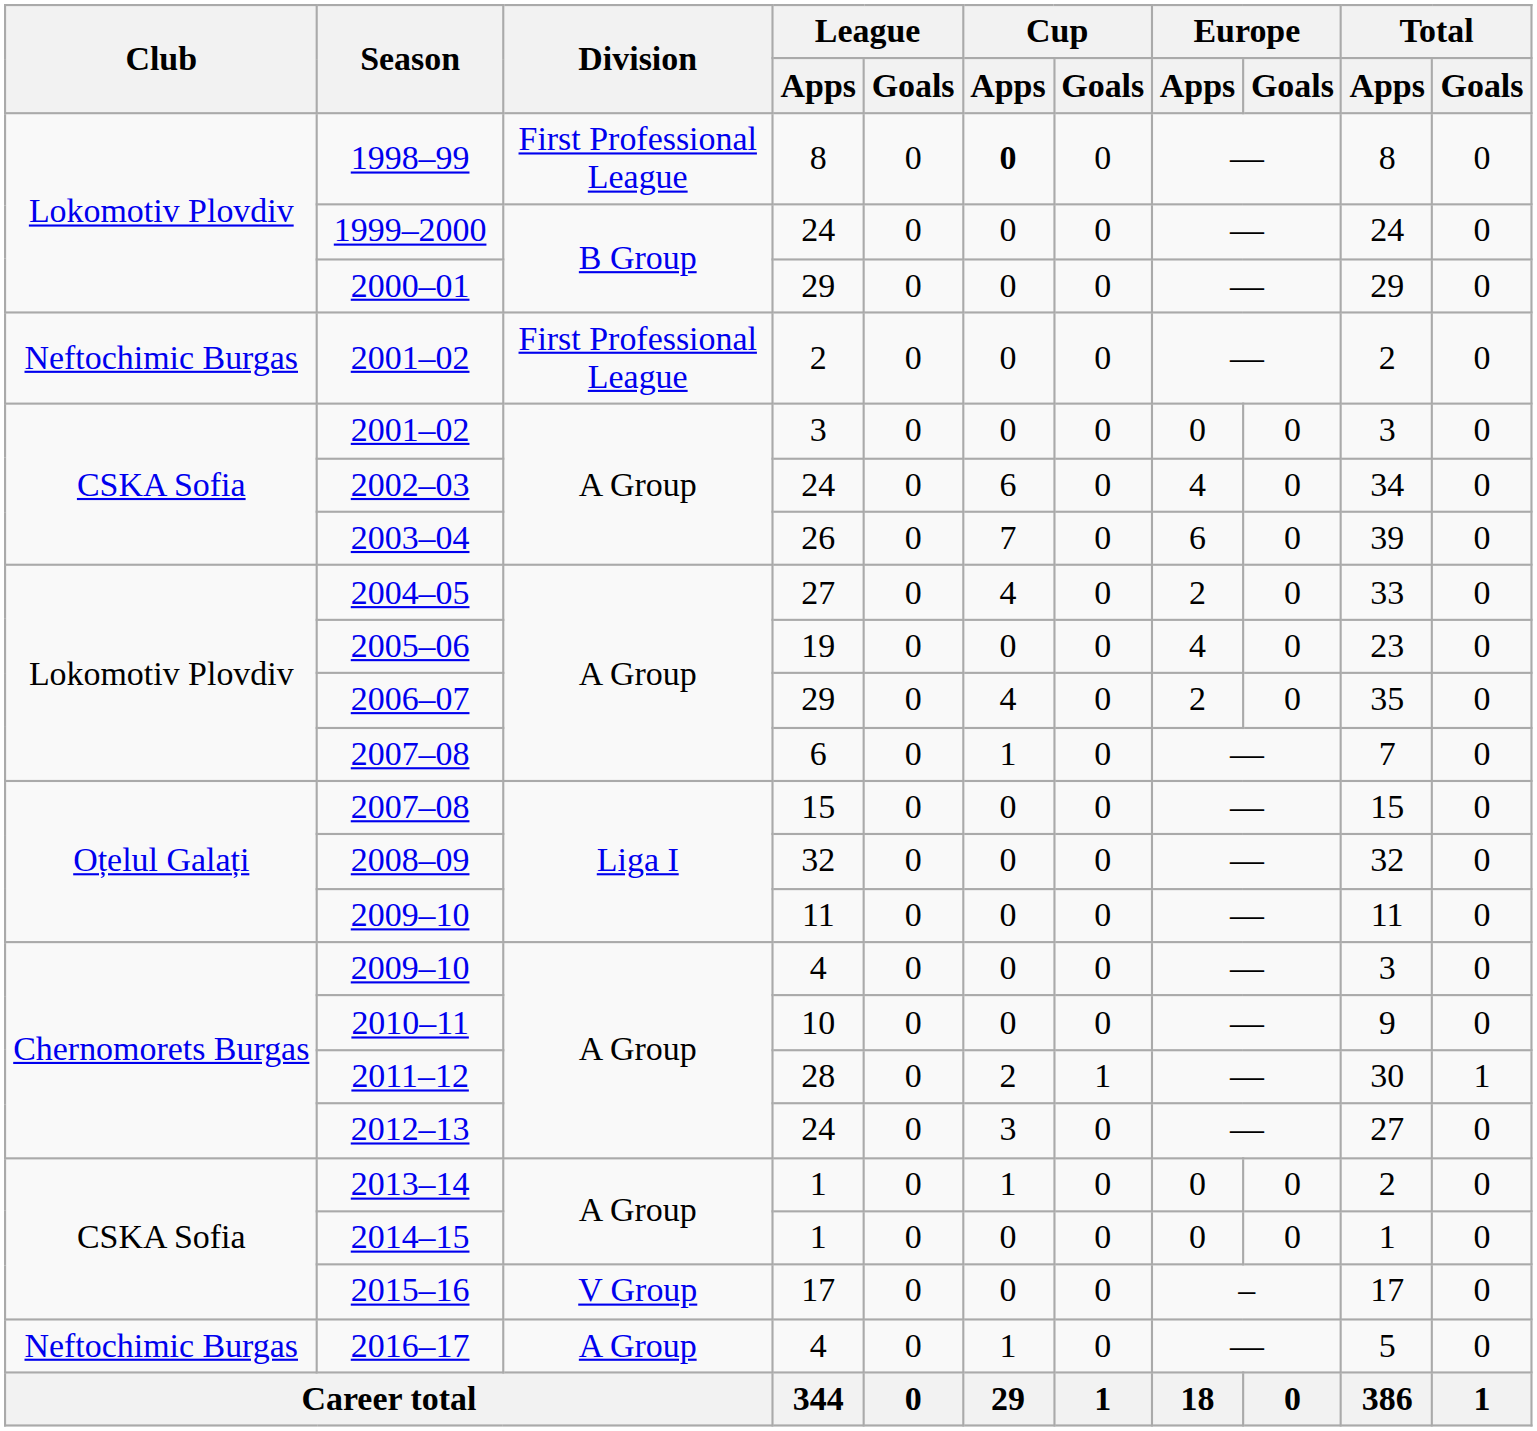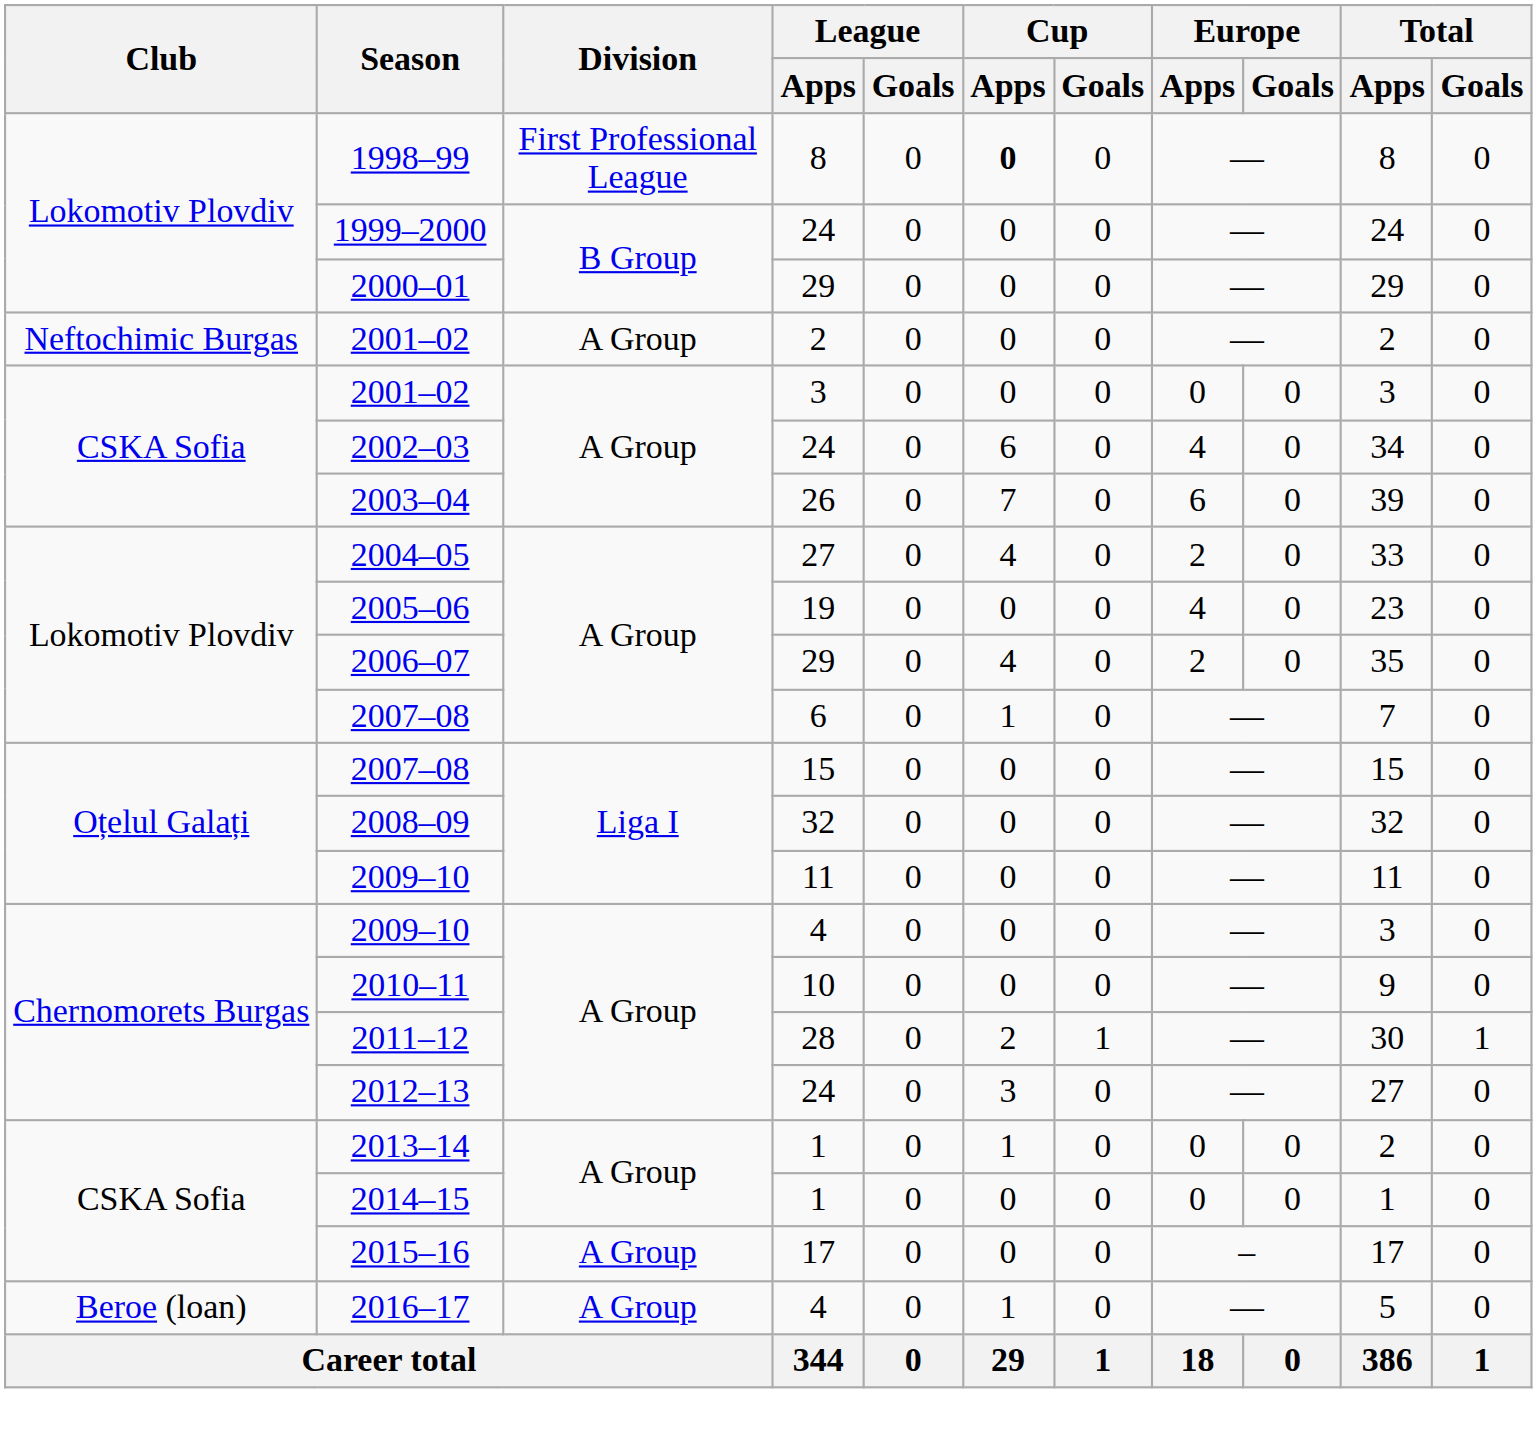(638, 357) First Professional League -> (638, 338) A Group
(638, 1291) V Group -> (638, 1253) A Group
(161, 1345) Neftochimic Burgas -> (161, 1306) Beroe (loan)
